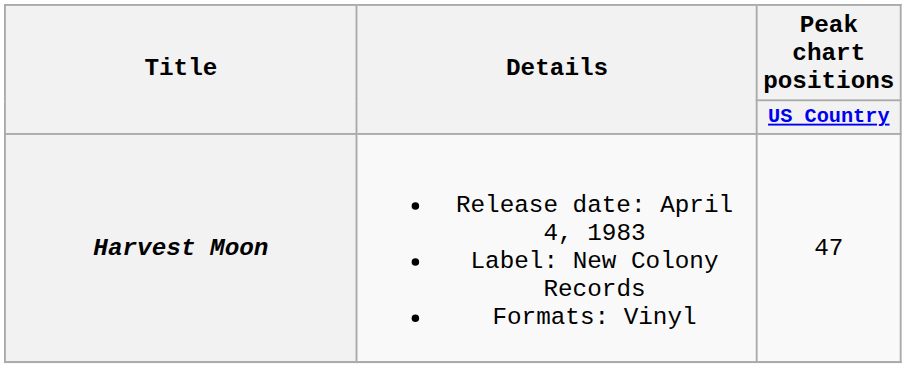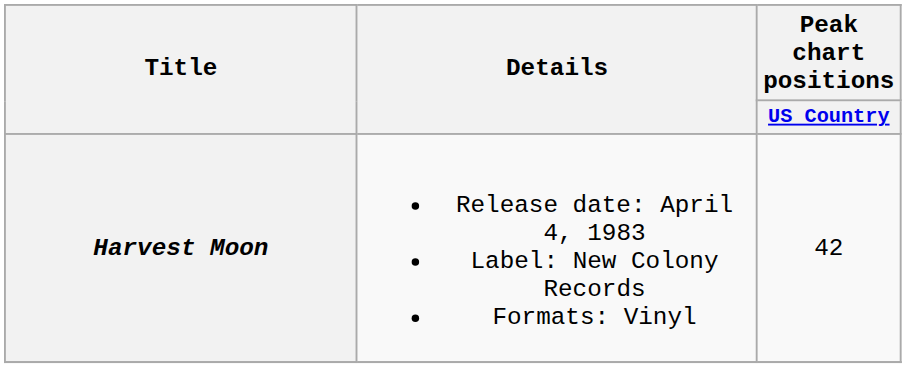(829, 247) 47 -> (829, 247) 42
